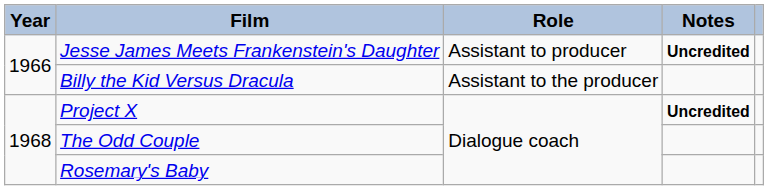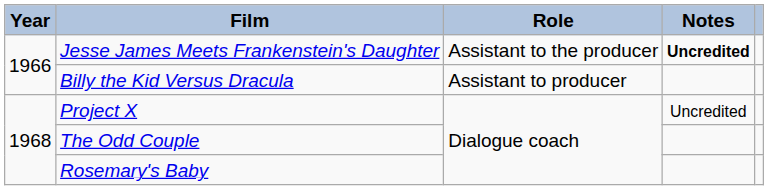(537, 50) Assistant to producer -> (553, 50) Assistant to the producer
(553, 80) Assistant to the producer -> (537, 80) Assistant to producer
(708, 110) bold -> (708, 112) normal
